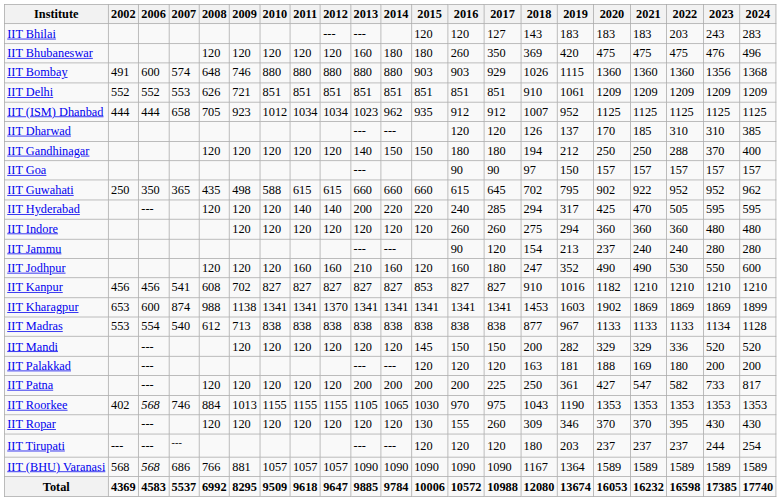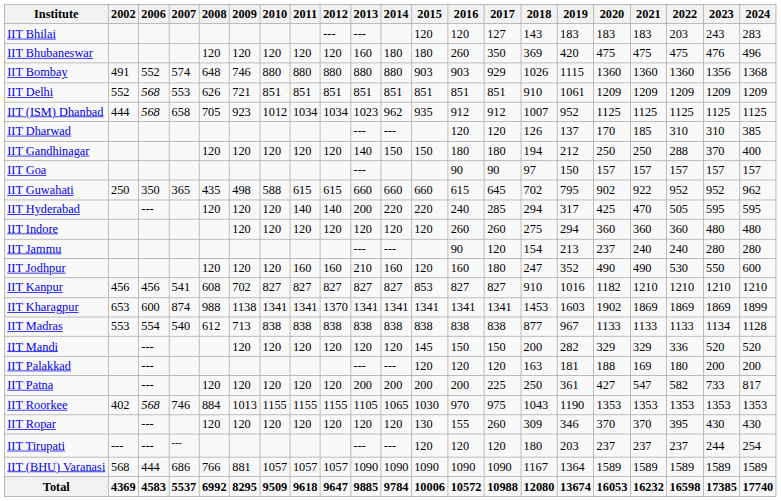(151, 72) 600 -> (151, 72) 552
(151, 92) 552 -> (151, 92) 568
(151, 111) 444 -> (151, 111) 568
(151, 466) 568 -> (151, 466) 444
